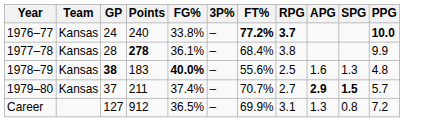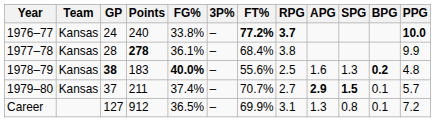+ column: (385, 13)
